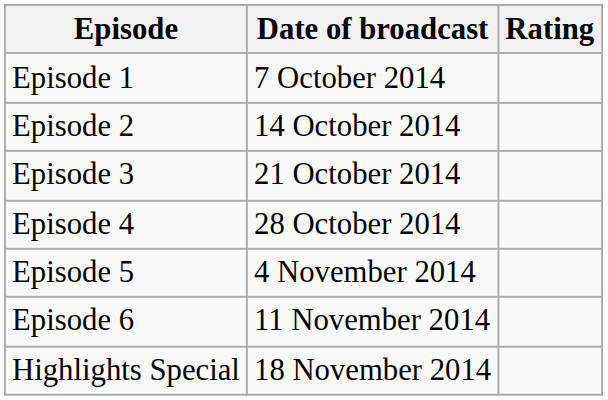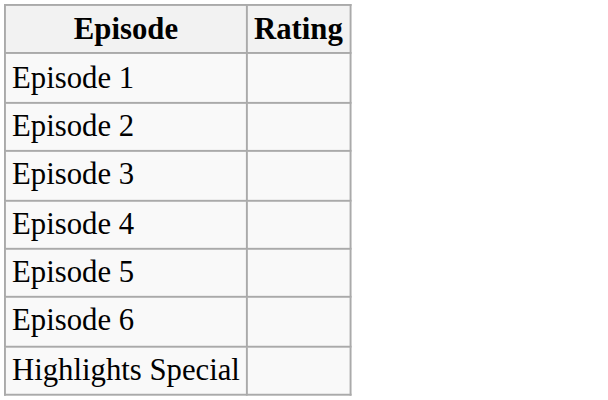- column: (373, 28)
